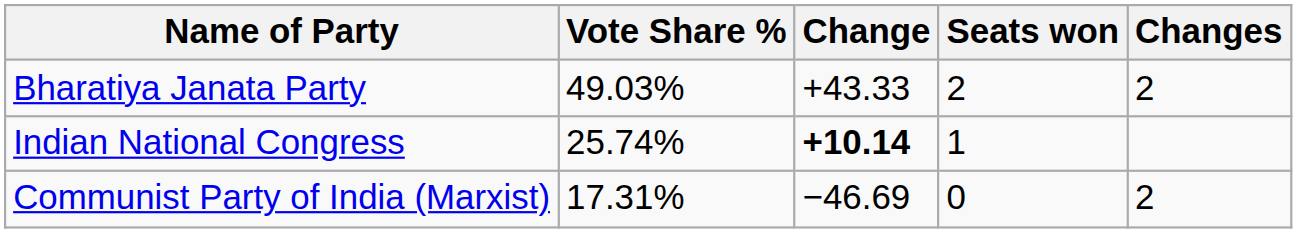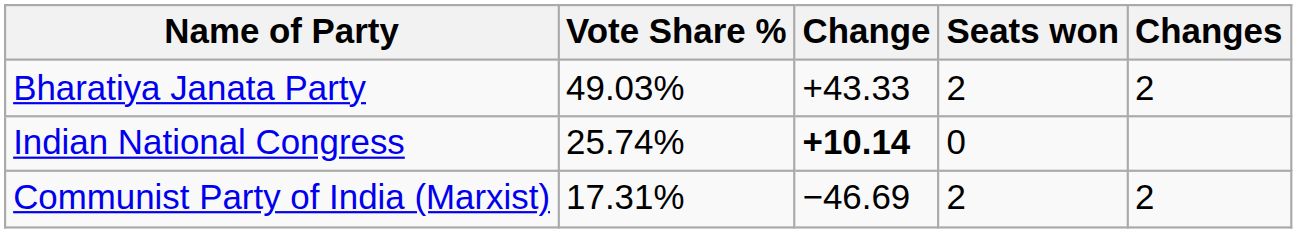(956, 142) 1 -> (956, 142) 0
(956, 198) 0 -> (956, 198) 2
